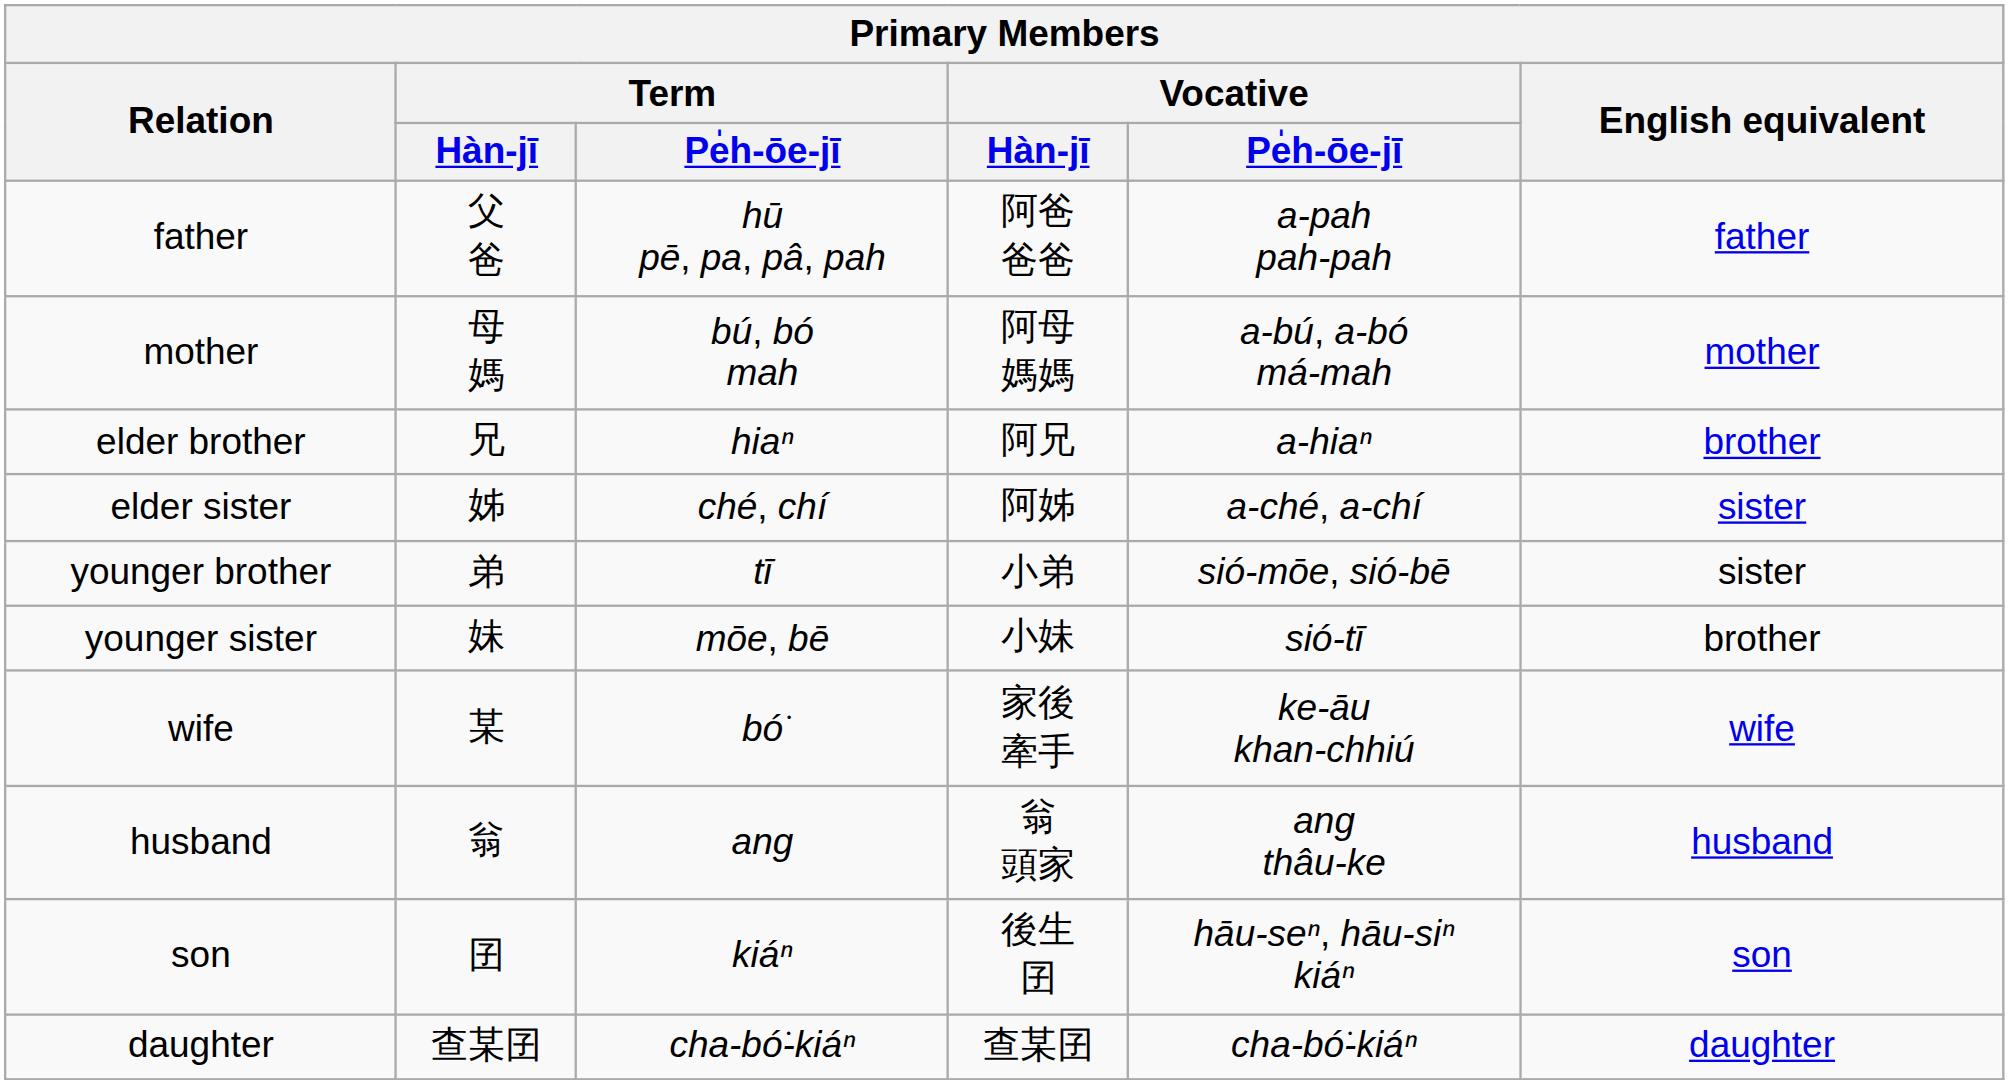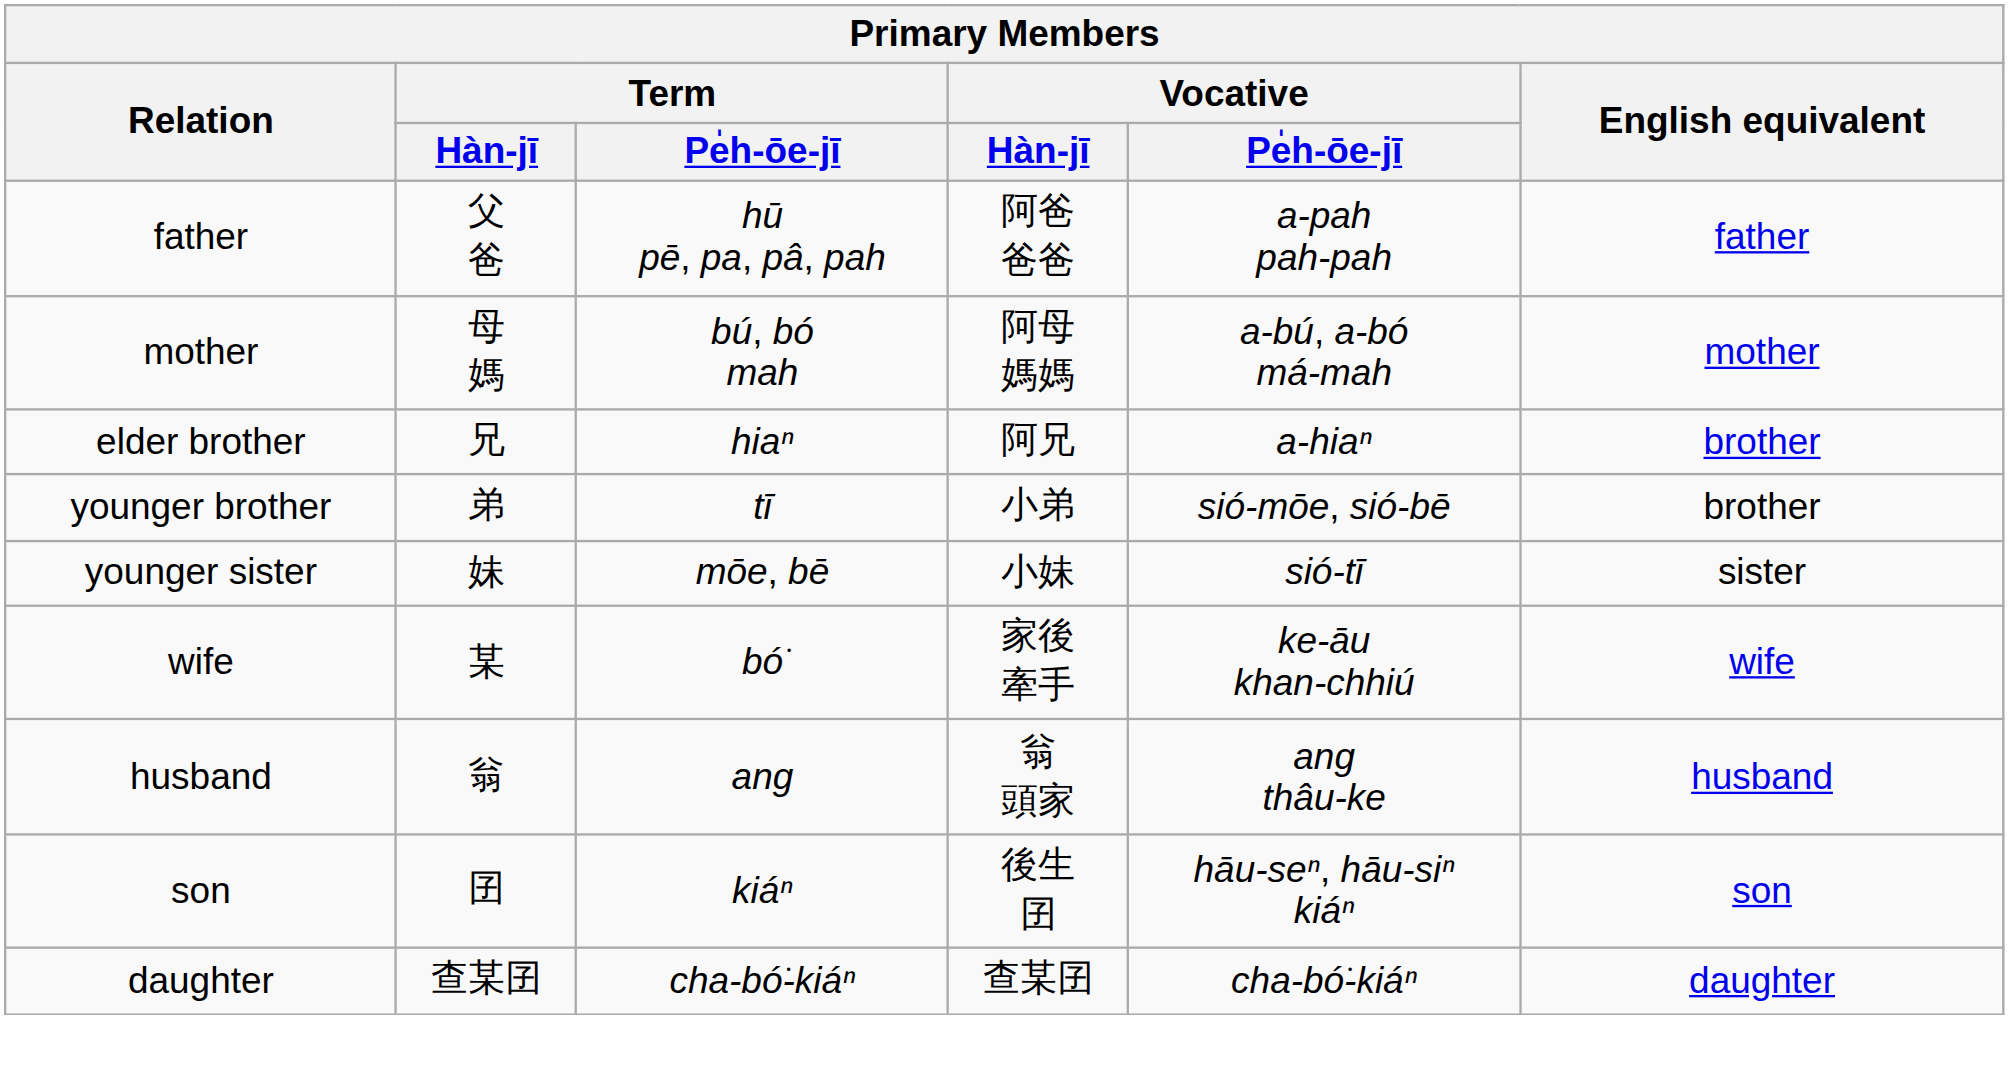- row: (201, 506)
(1762, 572) sister -> (1762, 506) brother
(1762, 637) brother -> (1762, 572) sister
